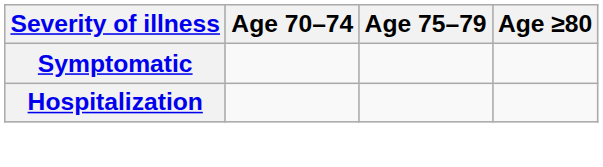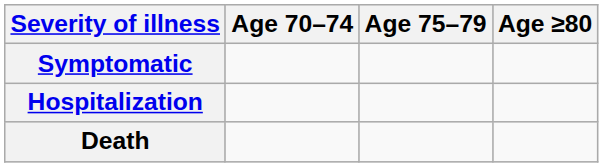+ row: (115, 141)
